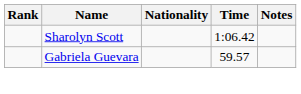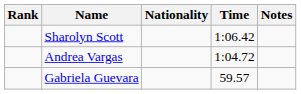+ row: (84, 57)
